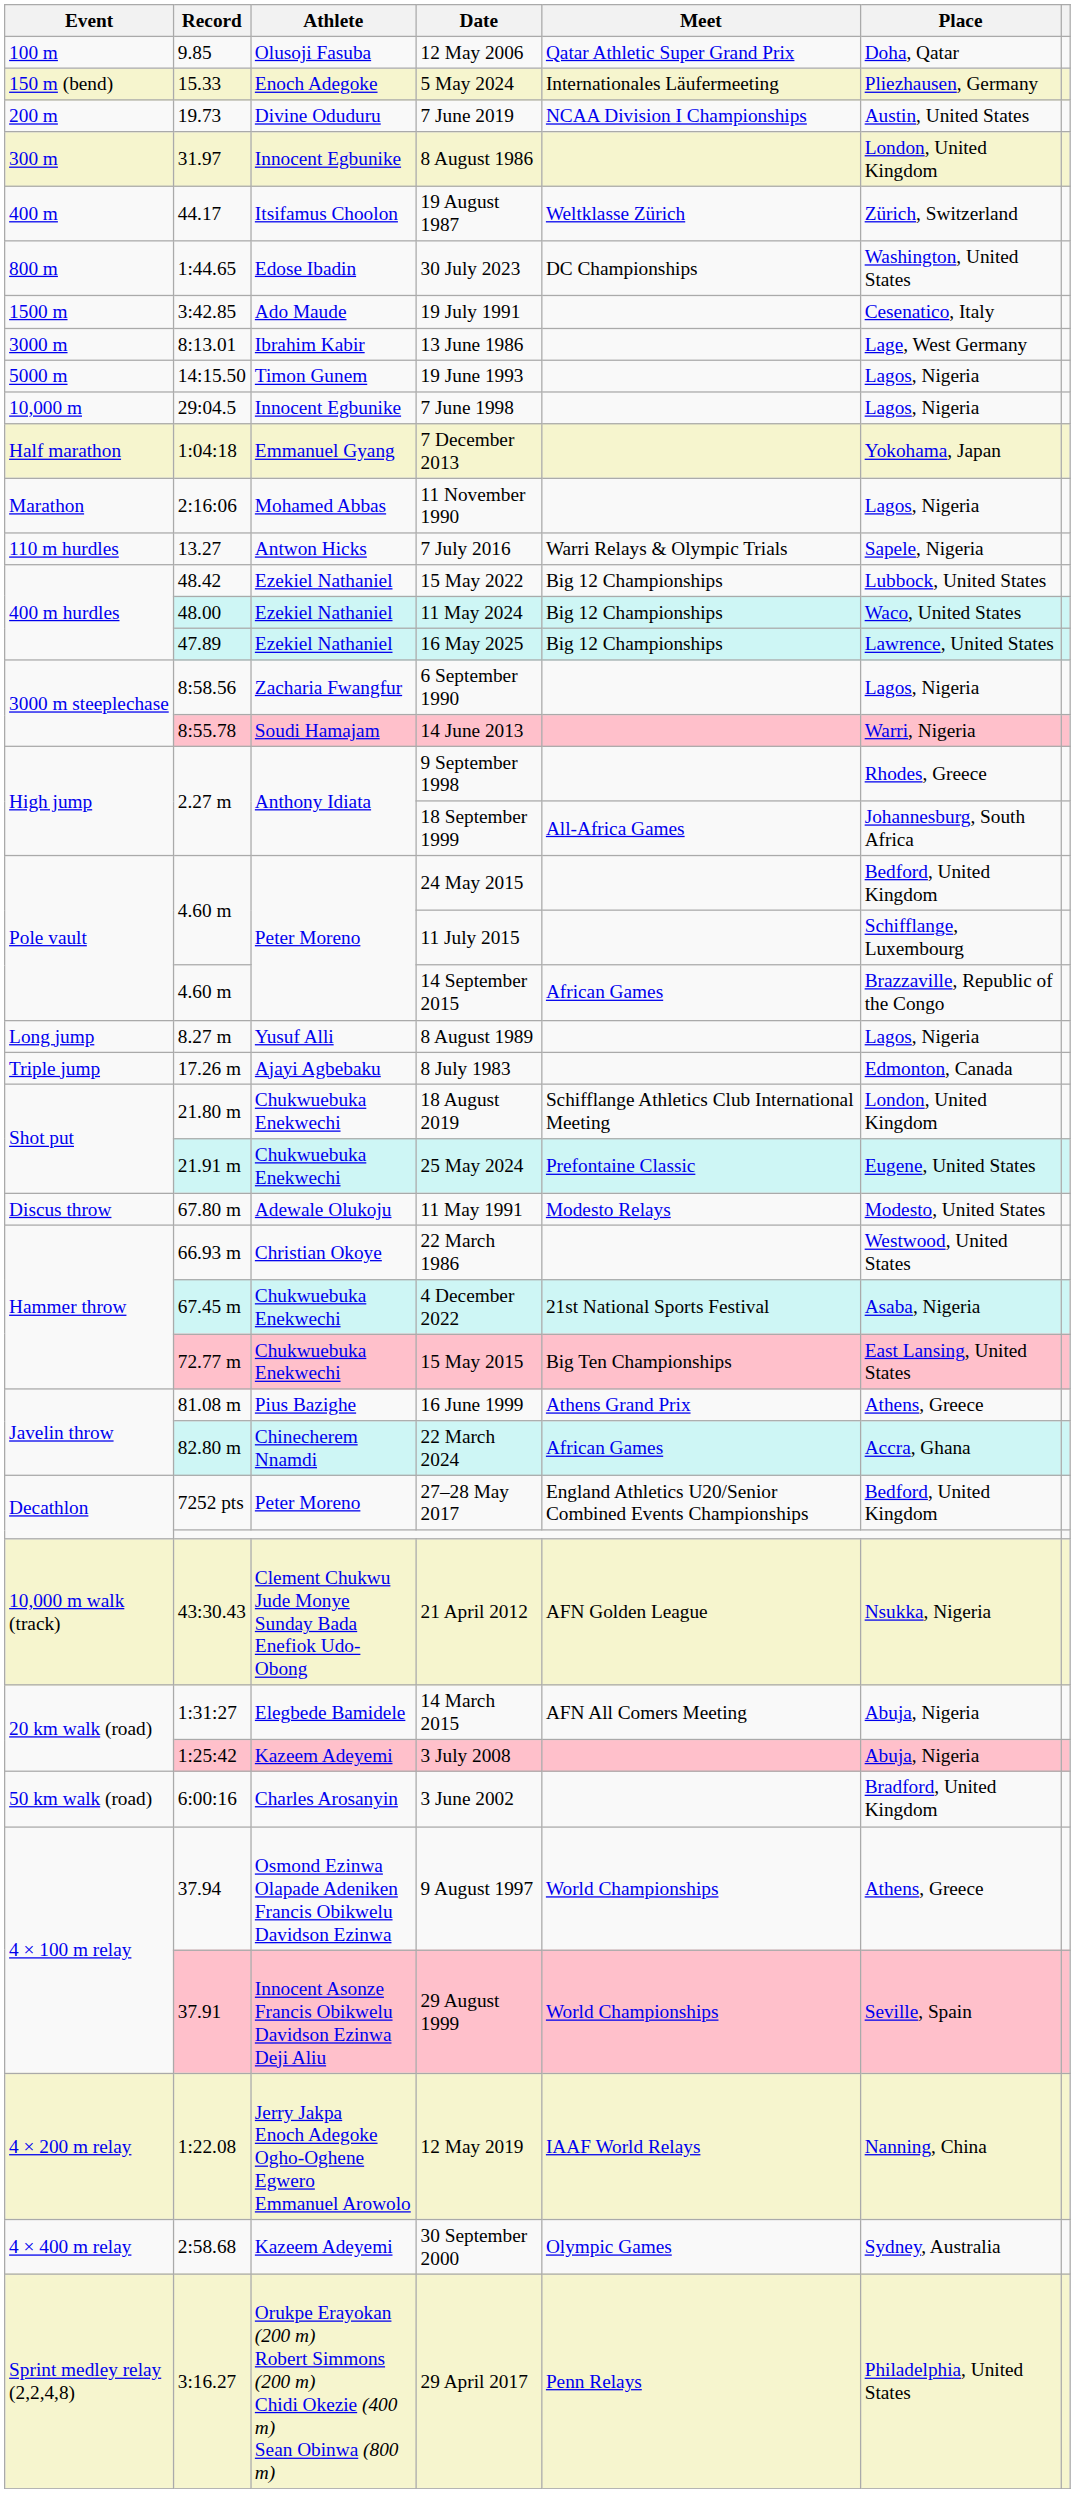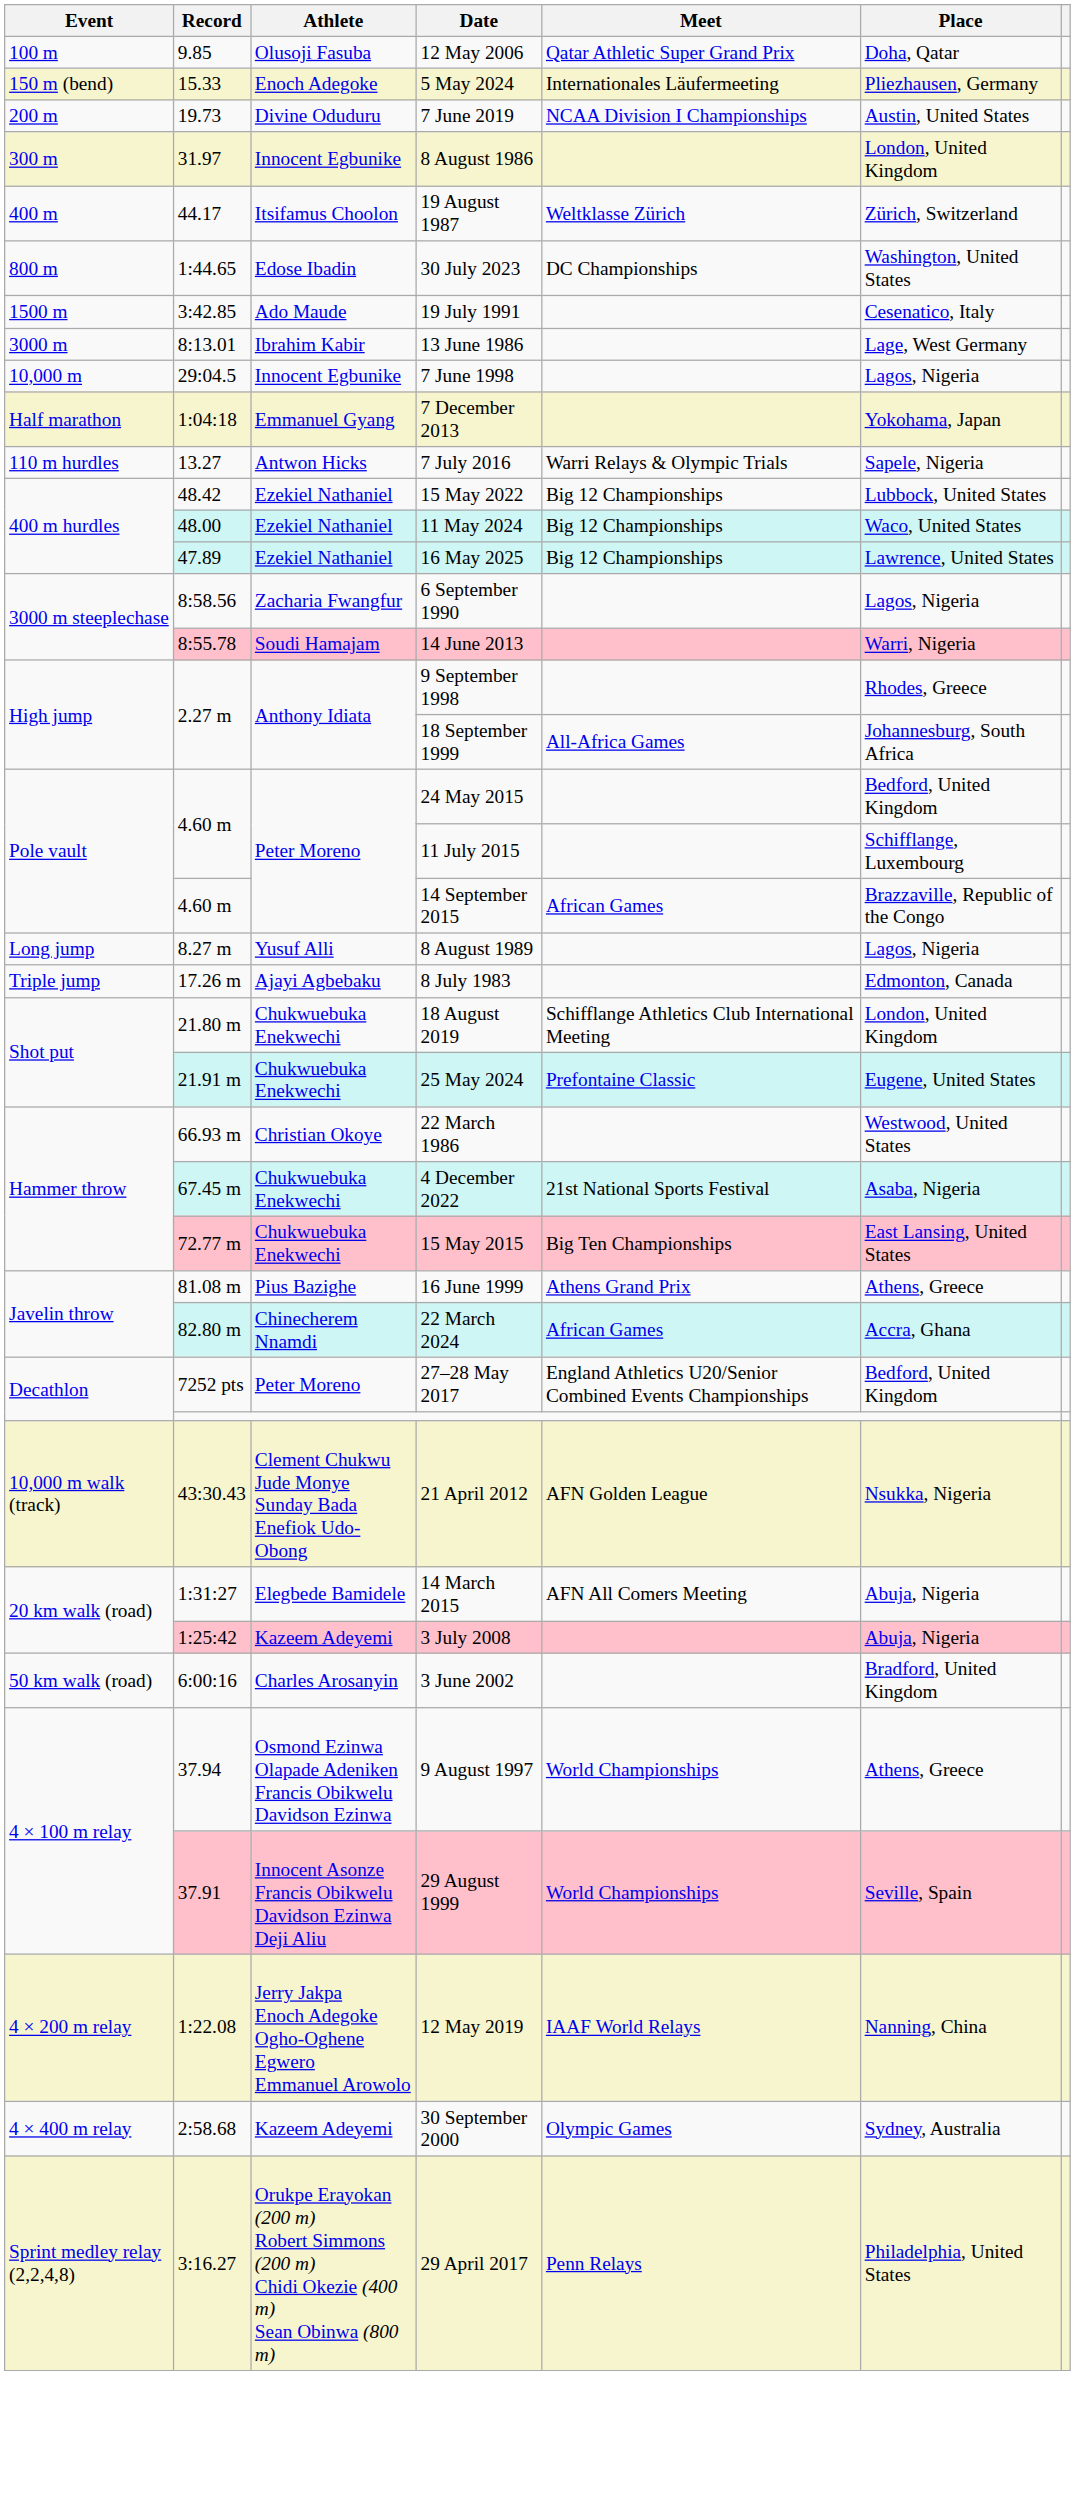- row: (472, 375)
- row: (473, 505)
- row: (472, 1209)
